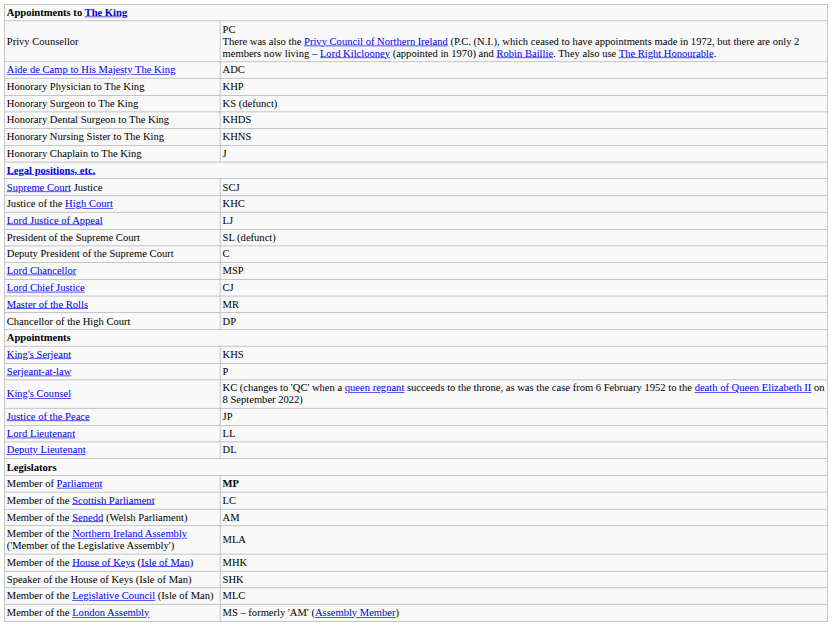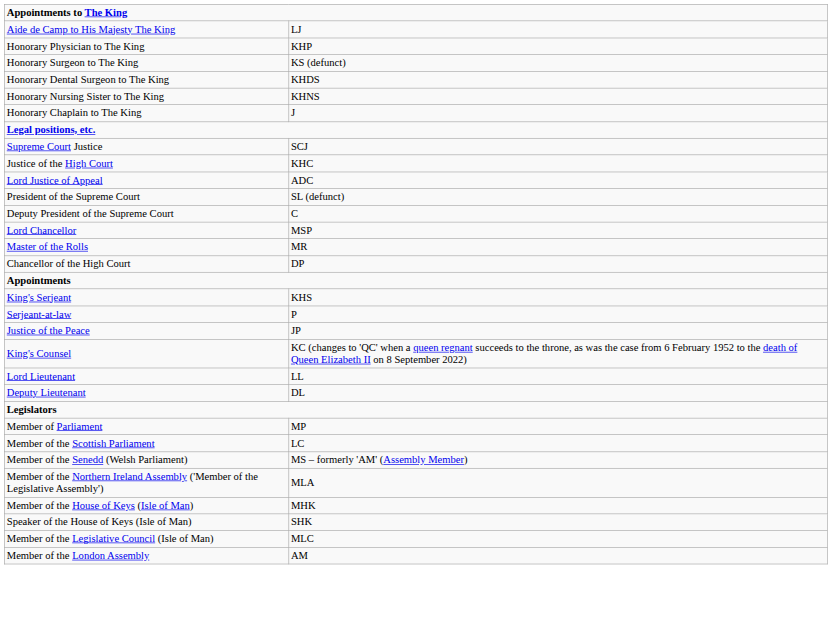- row: (43, 41)
(234, 70) ADC -> (296, 29) LJ
(228, 220) LJ -> (302, 180) ADC
- row: (46, 287)
rows swapped: (39, 394) <-> (48, 416)
(231, 483) bold -> (299, 426) normal
(231, 517) AM -> (379, 460) MS – formerly 'AM' (Assembly Member)
(311, 613) MS – formerly 'AM' (Assembly Member) -> (299, 555) AM
